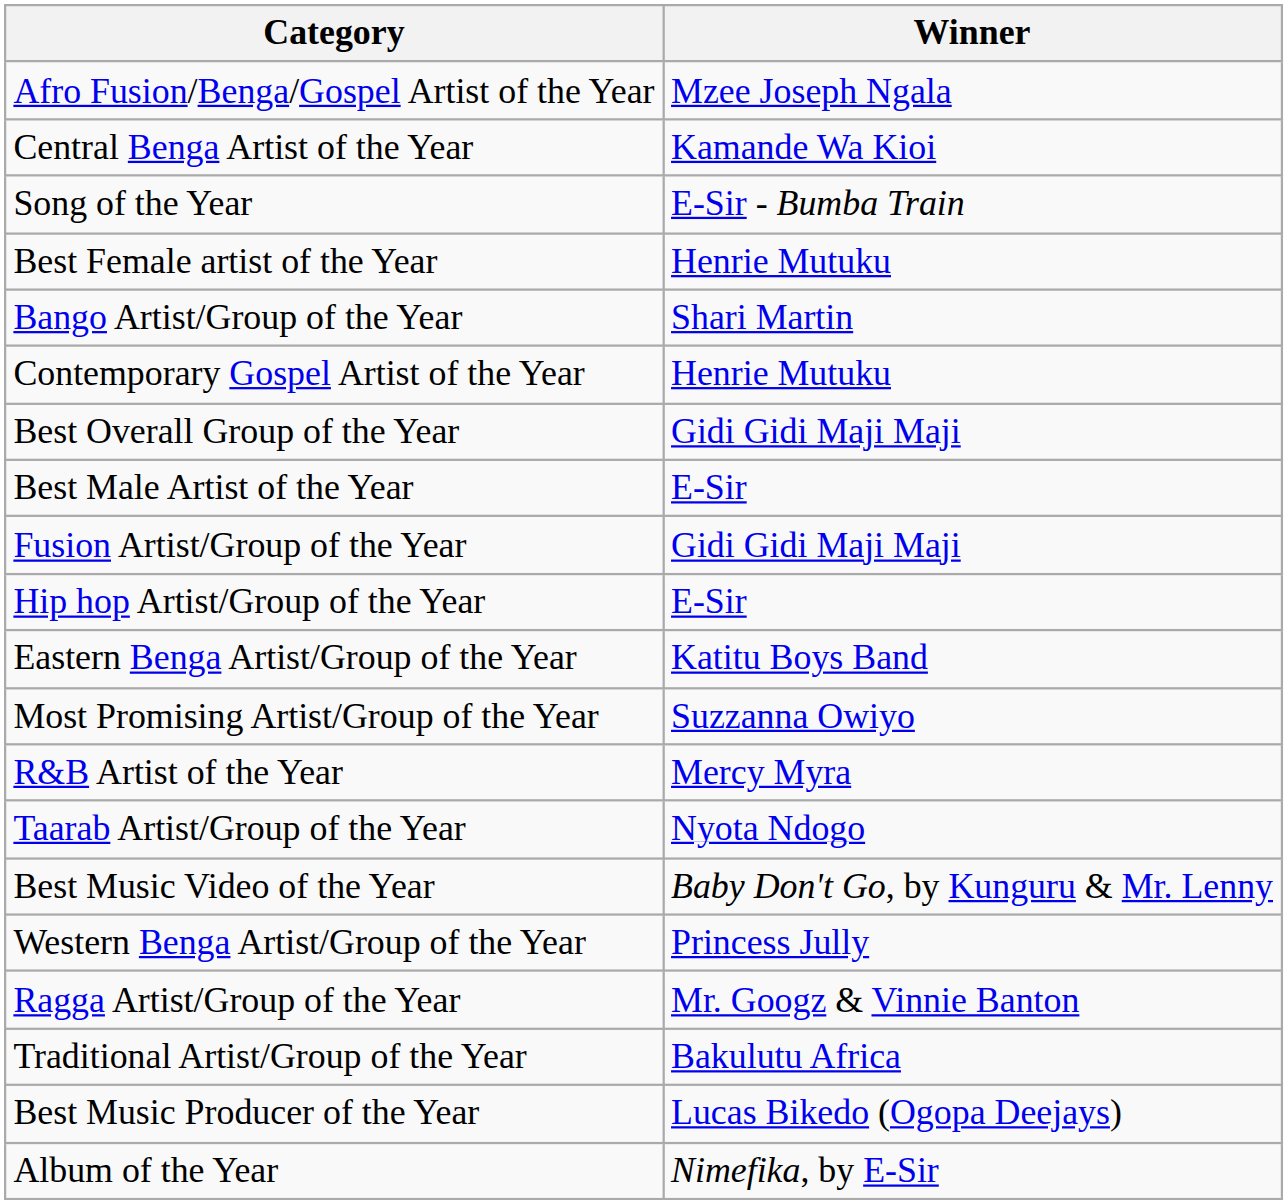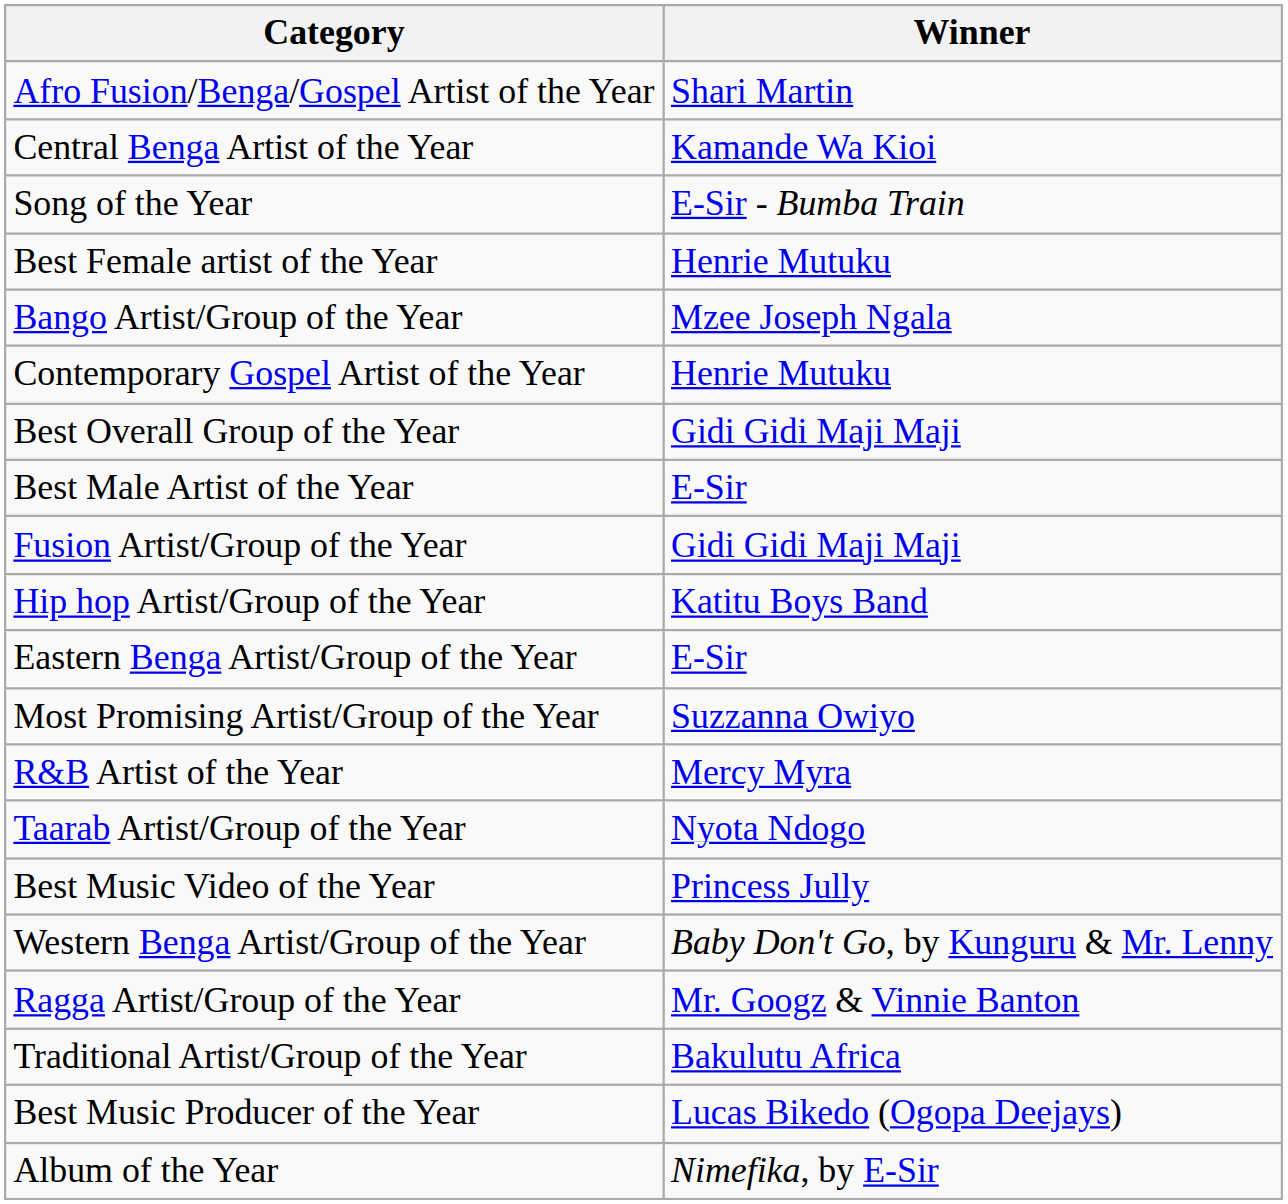(811, 89) Mzee Joseph Ngala -> (762, 89) Shari Martin
(762, 317) Shari Martin -> (811, 317) Mzee Joseph Ngala
(709, 601) E-Sir -> (799, 601) Katitu Boys Band
(799, 658) Katitu Boys Band -> (709, 658) E-Sir
(972, 885) Baby Don't Go, by Kunguru & Mr. Lenny -> (770, 885) Princess Jully
(770, 942) Princess Jully -> (972, 942) Baby Don't Go, by Kunguru & Mr. Lenny
